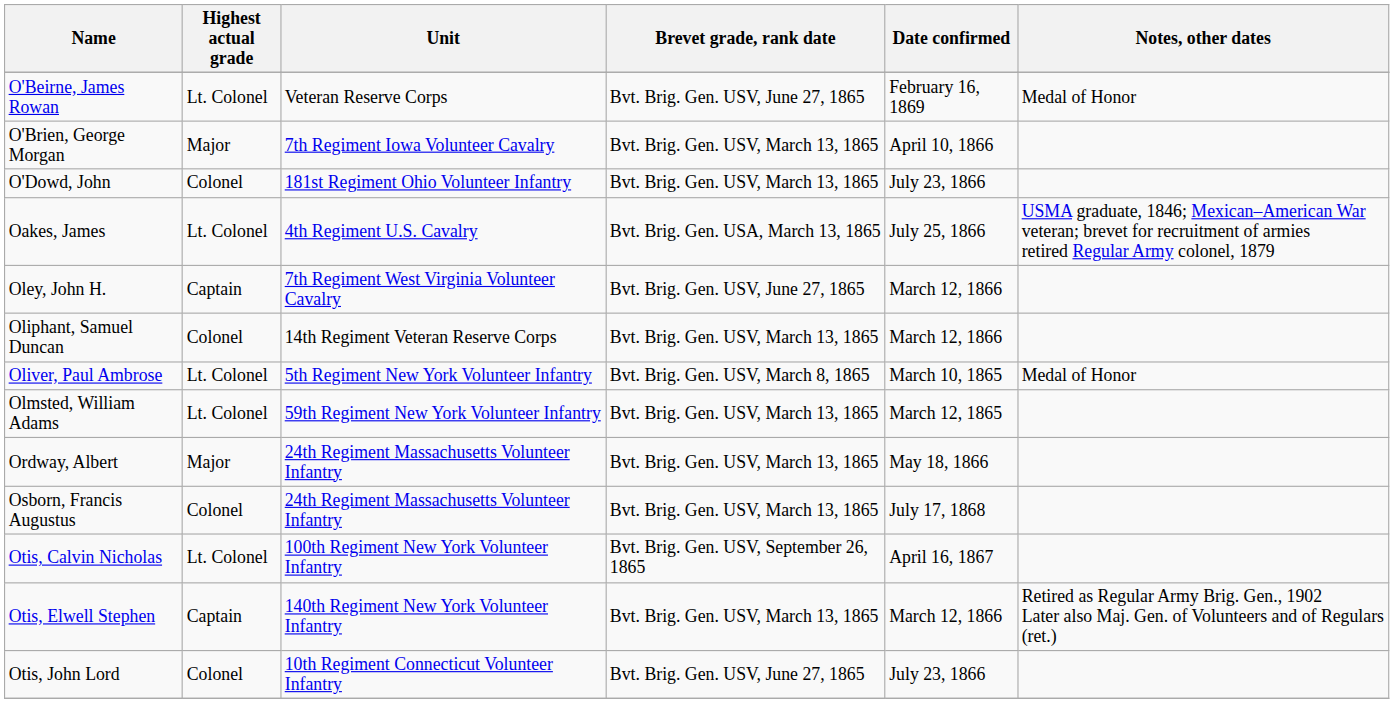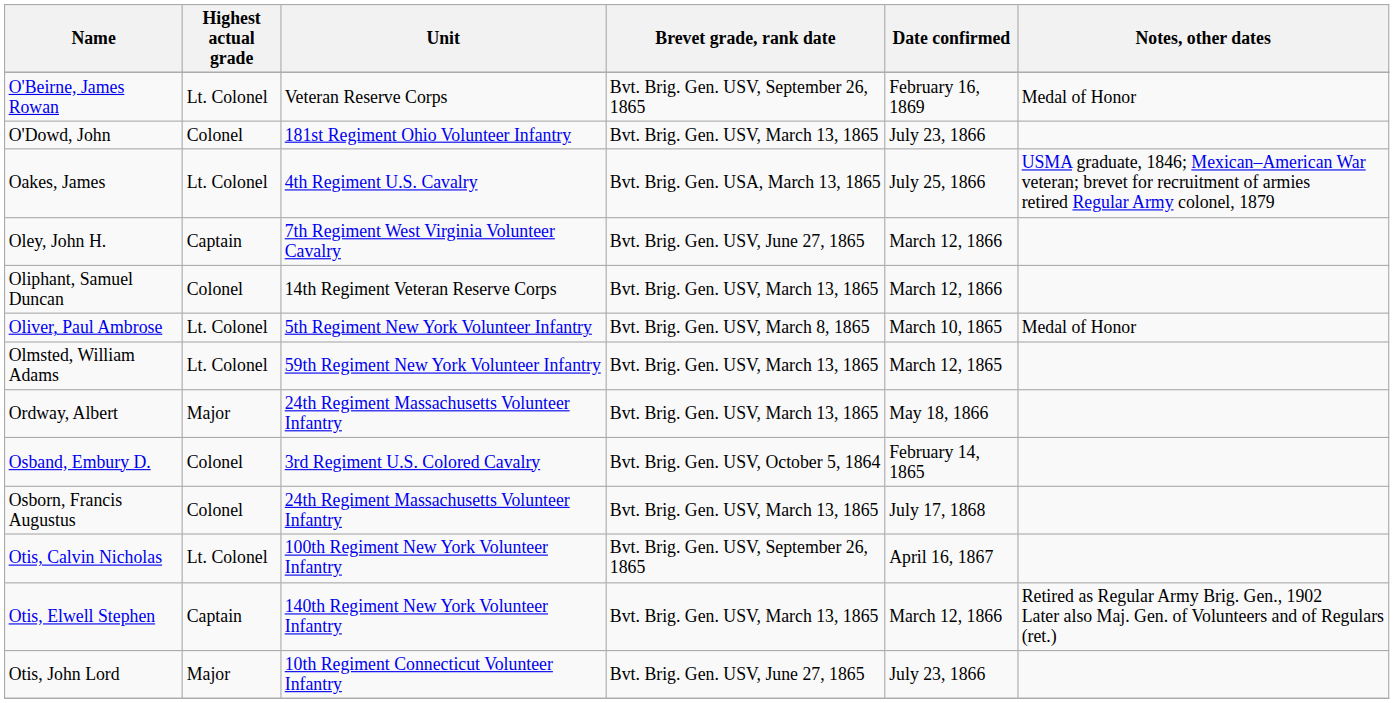(737, 96) Bvt. Brig. Gen. USV, June 27, 1865 -> (739, 96) Bvt. Brig. Gen. USV, September 26, 1865
- row: (67, 144)
+ row: (80, 461)
(215, 674) Colonel -> (208, 674) Major
